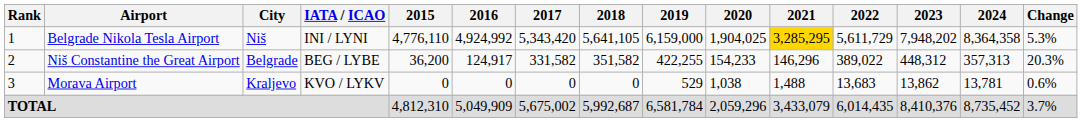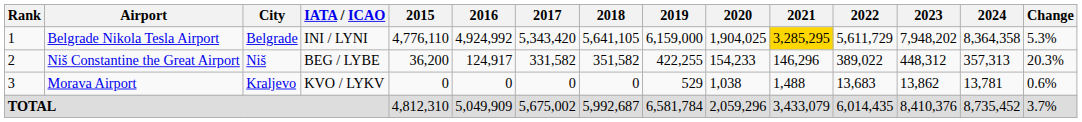(256, 38) Niš -> (272, 38) Belgrade
(272, 60) Belgrade -> (256, 60) Niš
